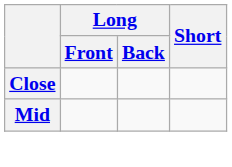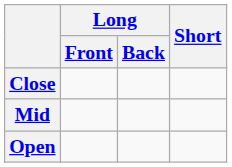+ row: (32, 146)
